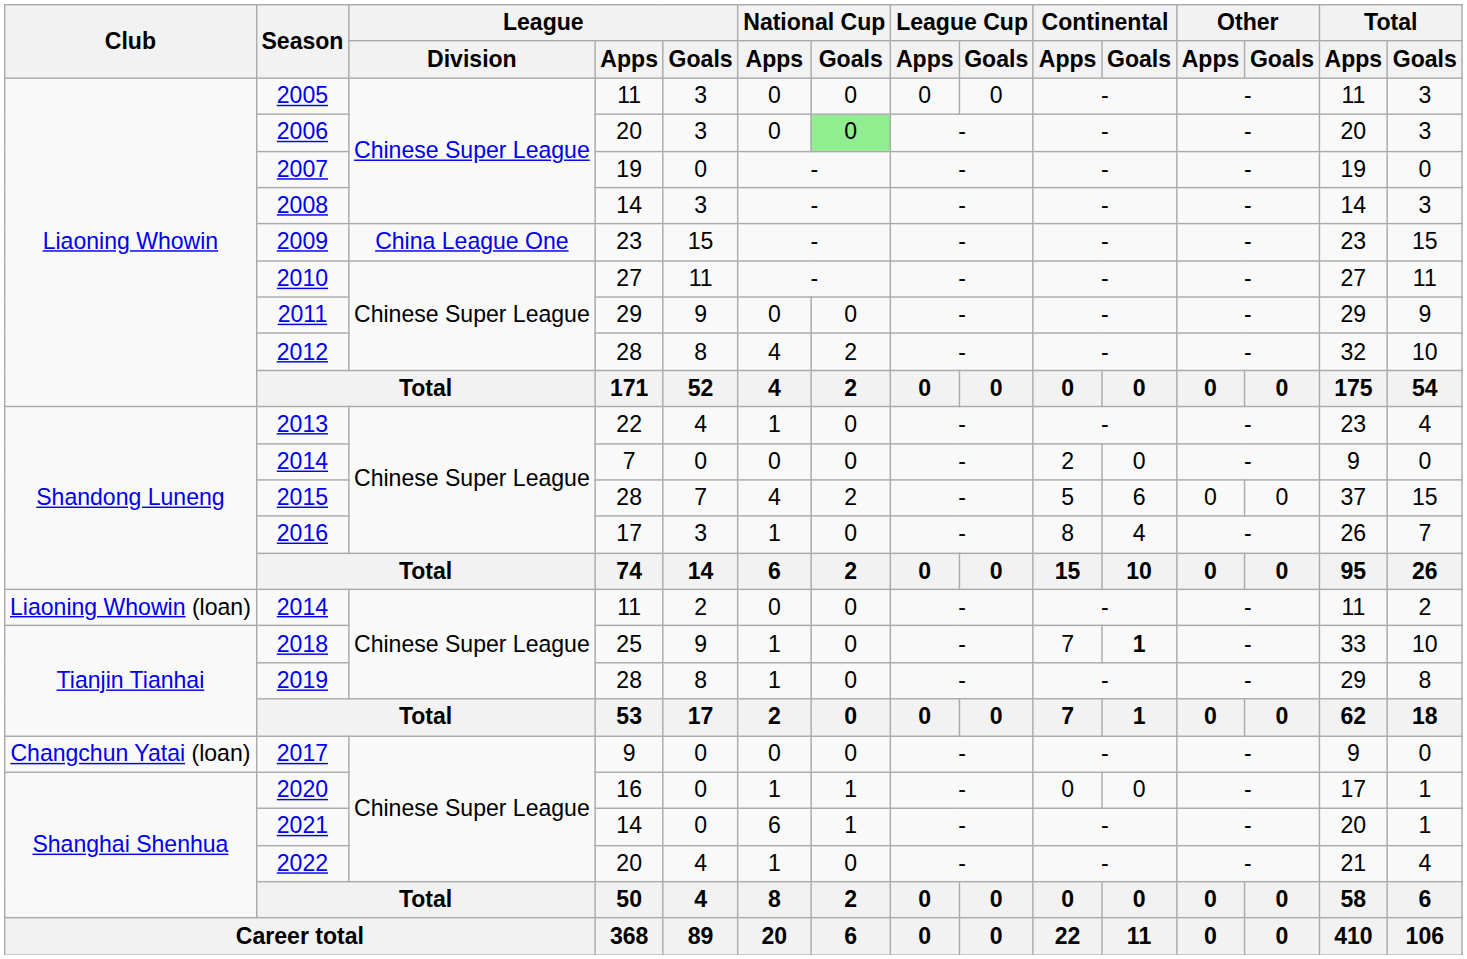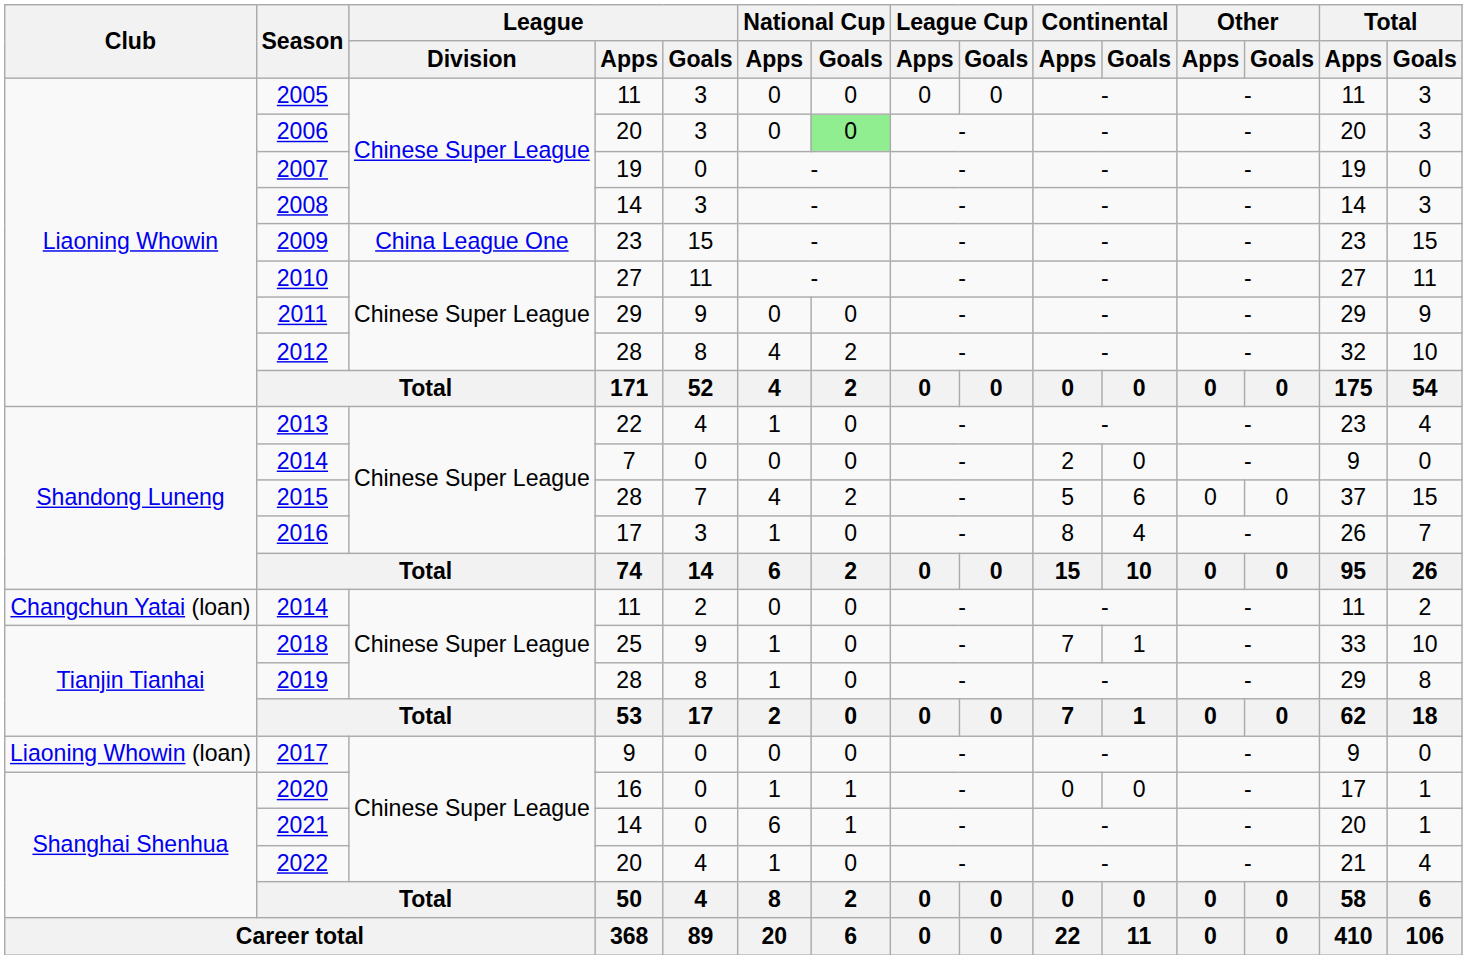(130, 607) Liaoning Whowin (loan) -> (130, 607) Changchun Yatai (loan)
(1139, 643) bold -> (1139, 643) normal
(130, 753) Changchun Yatai (loan) -> (130, 753) Liaoning Whowin (loan)
